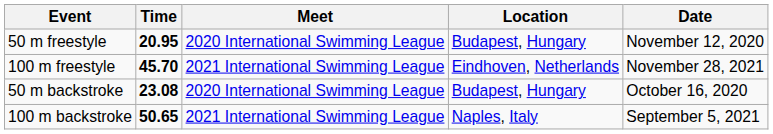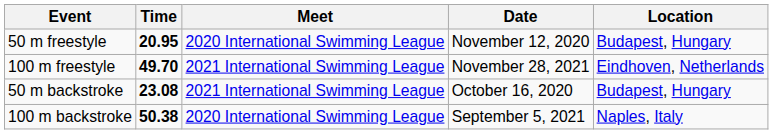columns swapped: (535, 16) <-> (695, 16)
(159, 66) 45.70 -> (159, 66) 49.70
(315, 91) 2020 International Swimming League -> (315, 91) 2021 International Swimming League
(159, 116) 50.65 -> (159, 116) 50.38
(315, 116) 2021 International Swimming League -> (315, 116) 2020 International Swimming League
